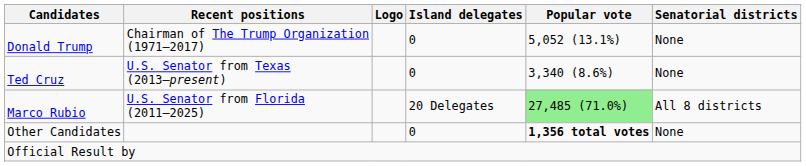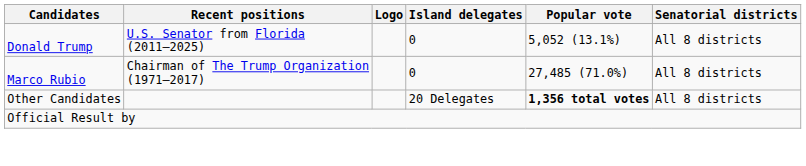(248, 40) Chairman of The Trump Organization (1971–2017) -> (216, 40) U.S. Senator from Florida (2011–2025)
(669, 40) None -> (709, 40) All 8 districts
- row: (36, 80)
(216, 106) U.S. Senator from Florida (2011–2025) -> (248, 73) Chairman of The Trump Organization (1971–2017)
(452, 106) 20 Delegates -> (412, 73) 0
(578, 106) lightgreen background -> (578, 73) no background
(412, 132) 0 -> (452, 99) 20 Delegates
(669, 132) None -> (709, 99) All 8 districts
